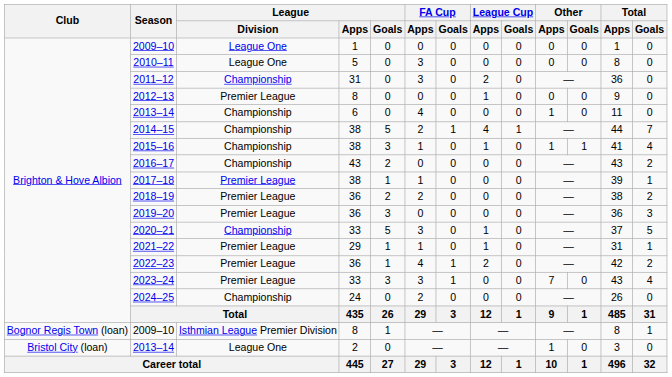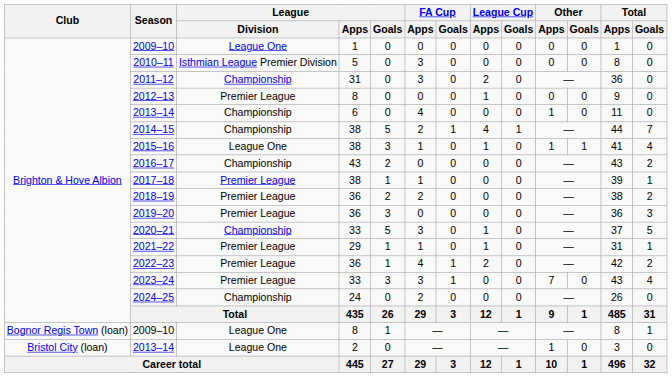(258, 63) League One -> (258, 63) Isthmian League Premier Division
(258, 146) Championship -> (258, 146) League One
(258, 331) Isthmian League Premier Division -> (258, 331) League One
